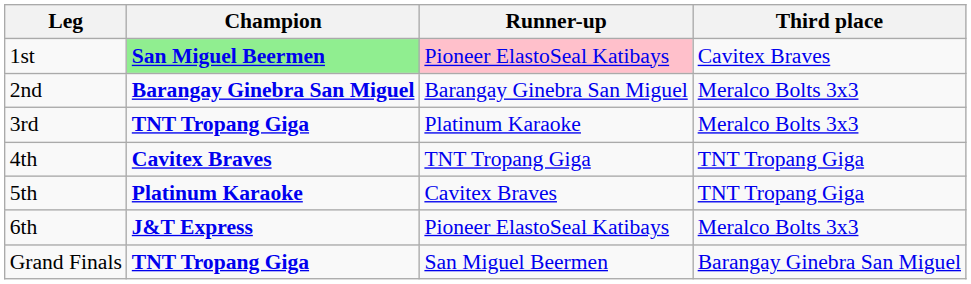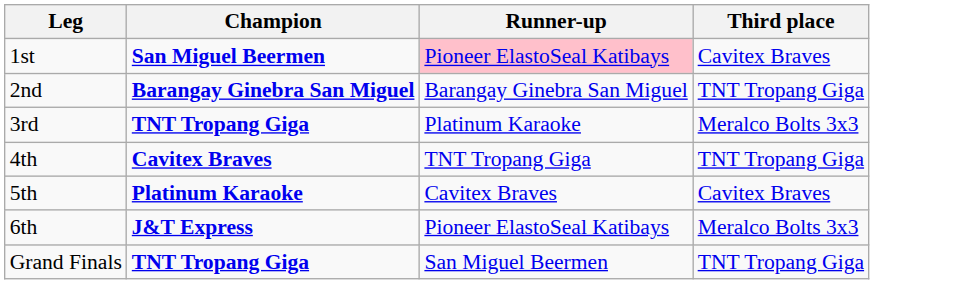(228, 55) lightgreen background -> (228, 55) no background
(778, 90) Meralco Bolts 3x3 -> (781, 90) TNT Tropang Giga
(781, 192) TNT Tropang Giga -> (764, 192) Cavitex Braves
(829, 261) Barangay Ginebra San Miguel -> (781, 261) TNT Tropang Giga
